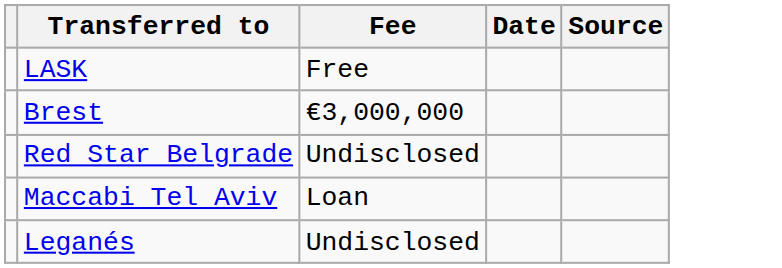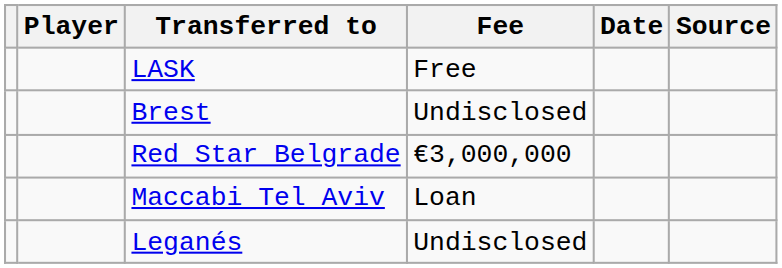+ column: (71, 27)
(385, 113) €3,000,000 -> (500, 113) Undisclosed
(393, 156) Undisclosed -> (492, 156) €3,000,000
